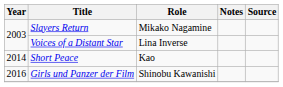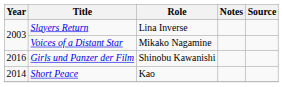(175, 27) Mikako Nagamine -> (163, 27) Lina Inverse
(163, 43) Lina Inverse -> (175, 43) Mikako Nagamine
rows swapped: (54, 58) <-> (82, 74)
